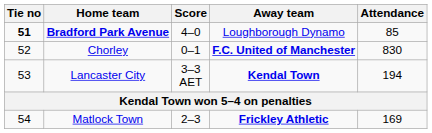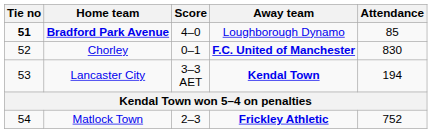(392, 119) 169 -> (392, 119) 752
